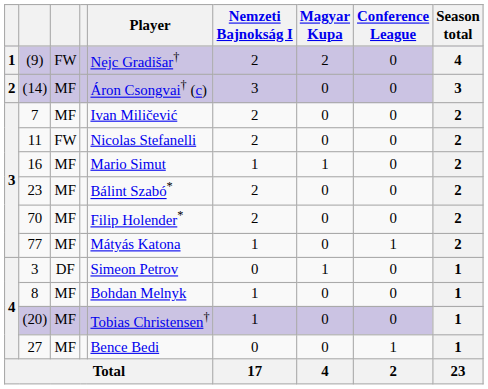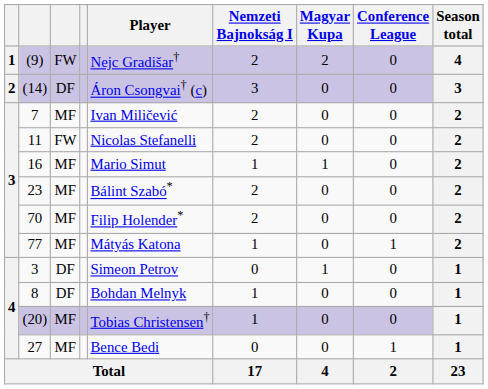(65, 88) MF -> (65, 88) DF
(65, 293) MF -> (65, 293) DF
